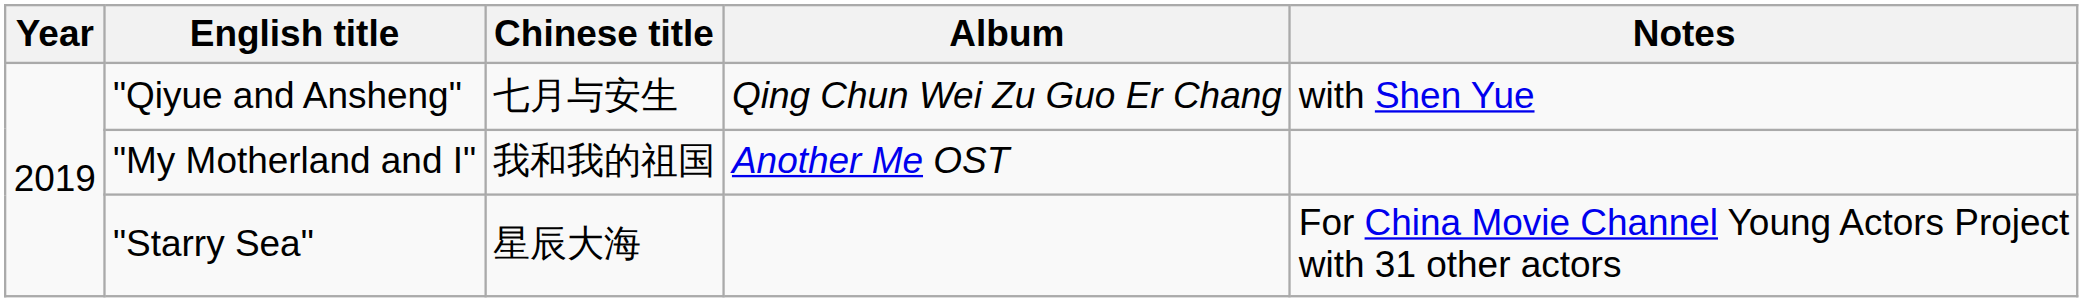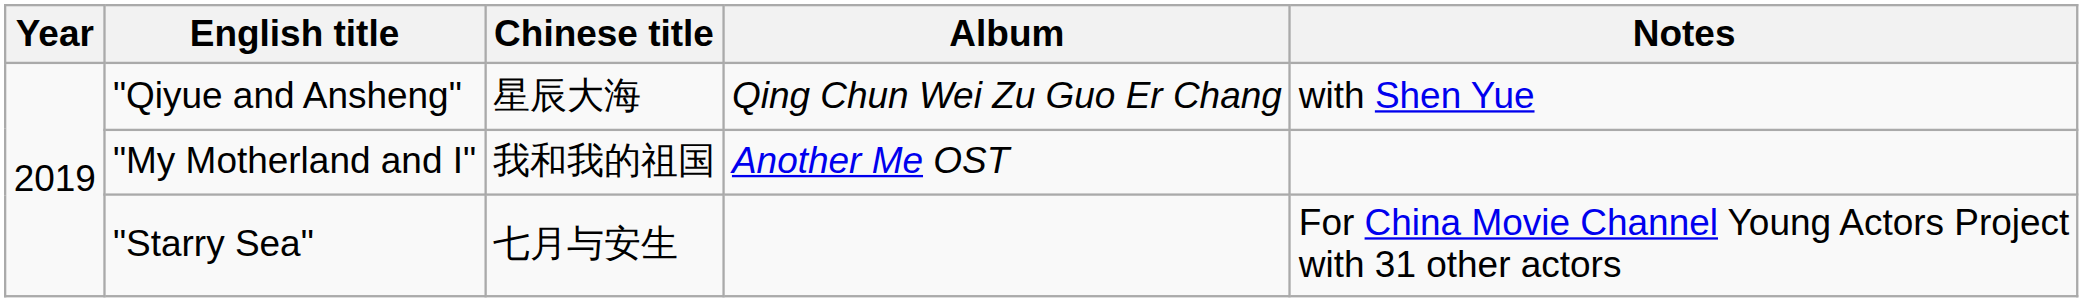(586, 94) 七月与安生 -> (567, 94) 星辰大海
(567, 243) 星辰大海 -> (586, 243) 七月与安生
